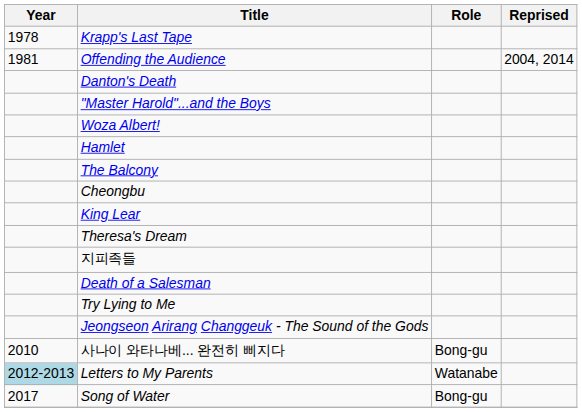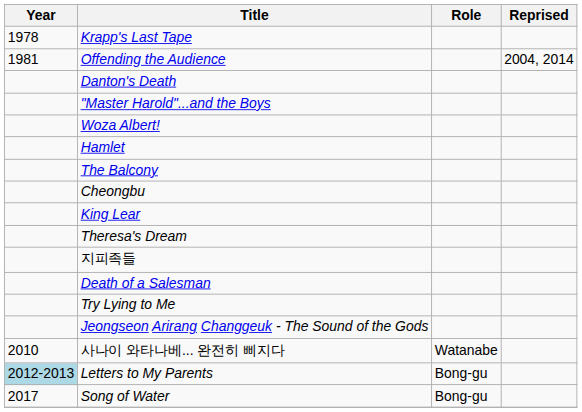(461, 350) Bong-gu -> (466, 350) Watanabe
(466, 373) Watanabe -> (461, 373) Bong-gu
